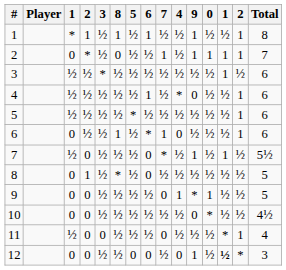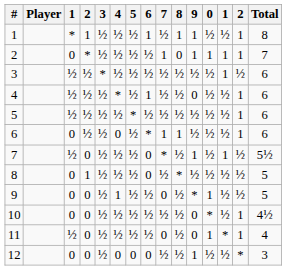columns swapped: (179, 14) <-> (118, 14)
(240, 214) ½ -> (240, 214) 1
(103, 235) 0 -> (103, 235) ½
(194, 235) ½ -> (194, 235) 0
(210, 235) ½ -> (210, 235) 1
(225, 255) bold -> (225, 255) normal
